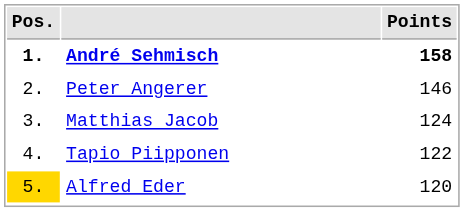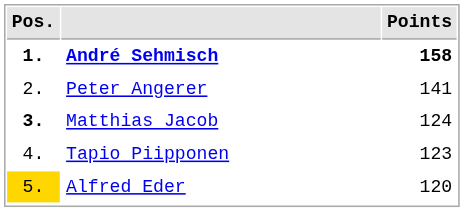(436, 89) 146 -> (436, 89) 141
(33, 122) normal -> (33, 122) bold
(436, 154) 122 -> (436, 154) 123
